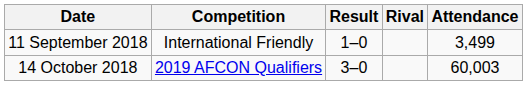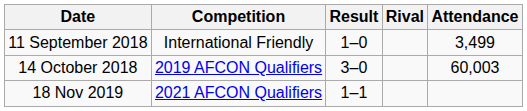+ row: (78, 93)
